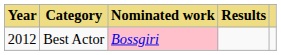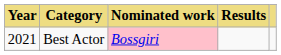(22, 38) 2012 -> (22, 38) 2021
